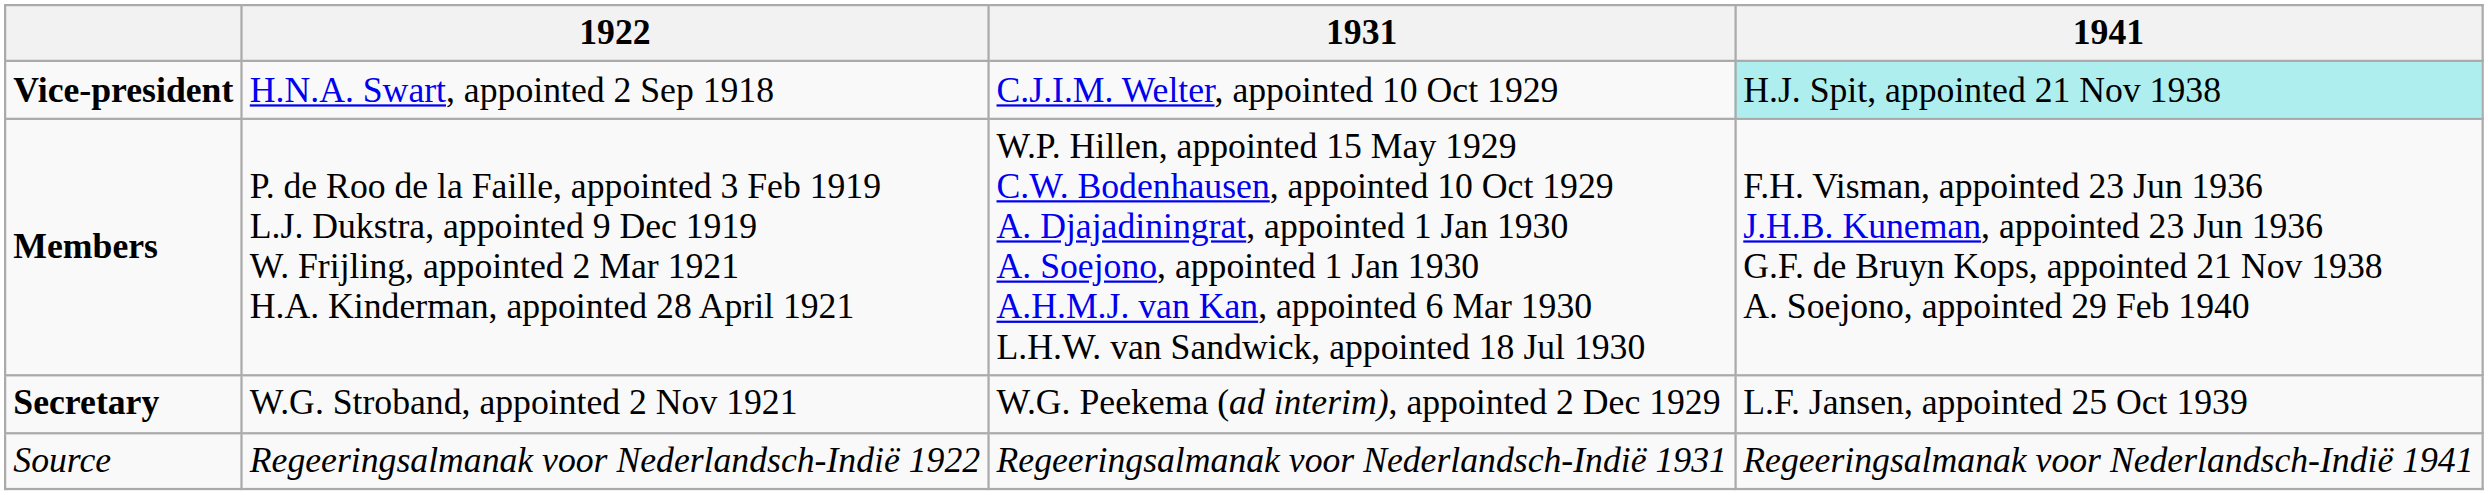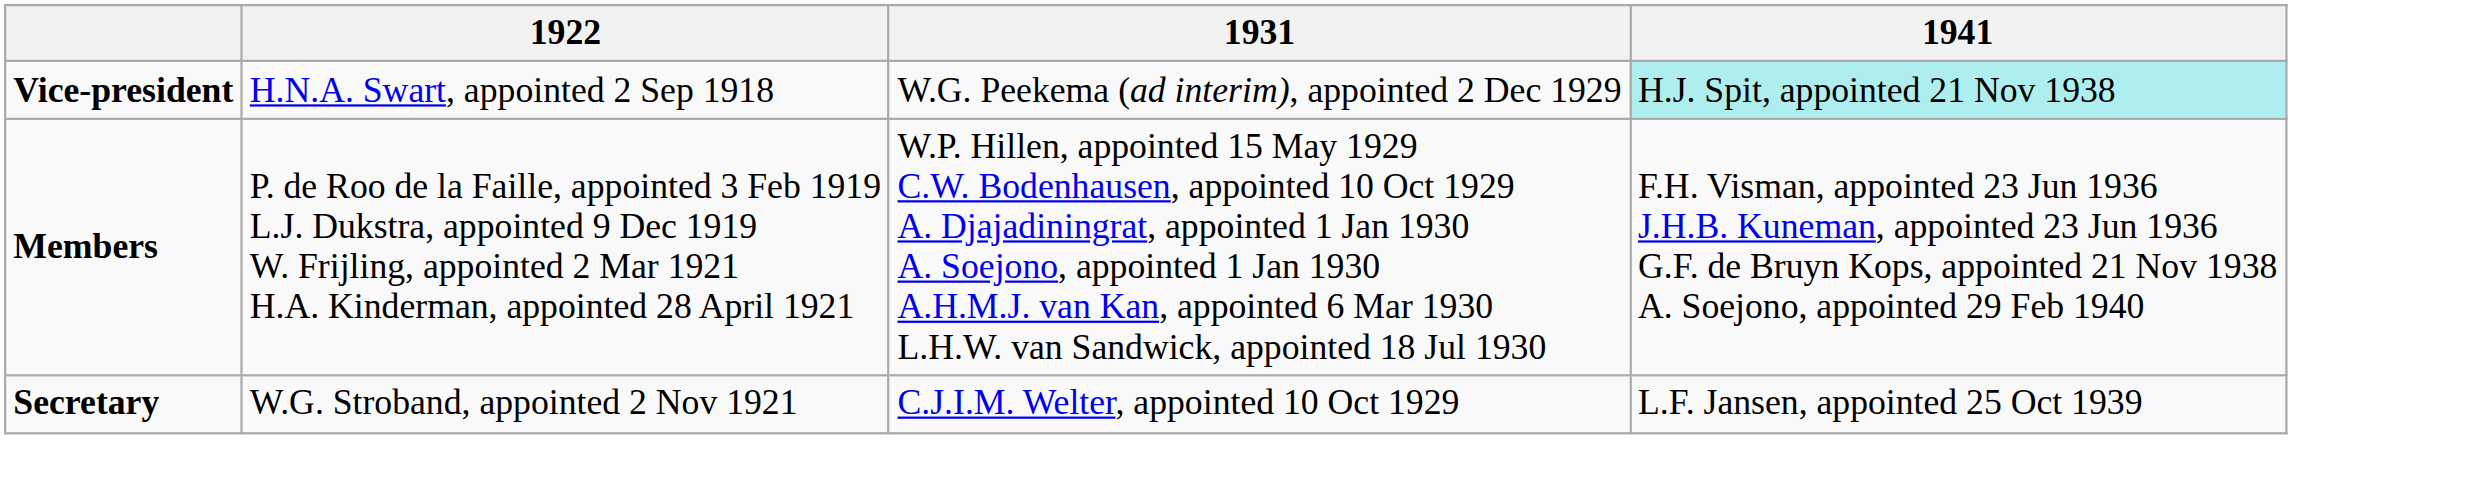(1277, 89) C.J.I.M. Welter, appointed 10 Oct 1929 -> (1260, 89) W.G. Peekema (ad interim), appointed 2 Dec 1929
(1359, 403) W.G. Peekema (ad interim), appointed 2 Dec 1929 -> (1178, 403) C.J.I.M. Welter, appointed 10 Oct 1929
- row: (62, 459)
